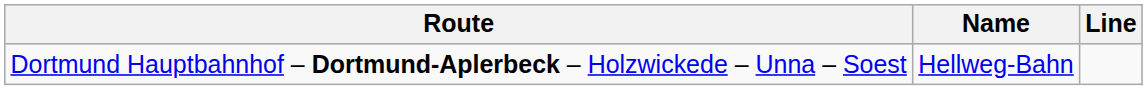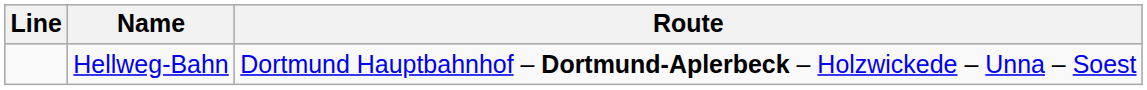columns swapped: (1111, 24) <-> (459, 24)
